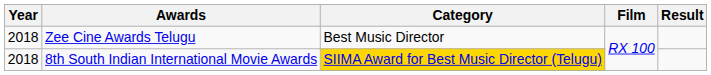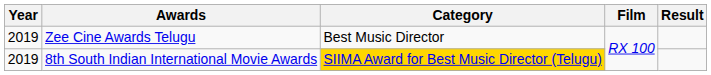(23, 37) 2018 -> (23, 37) 2019
(23, 59) 2018 -> (23, 59) 2019
